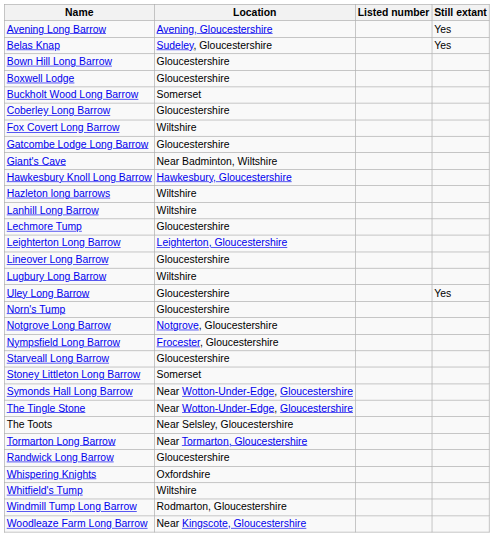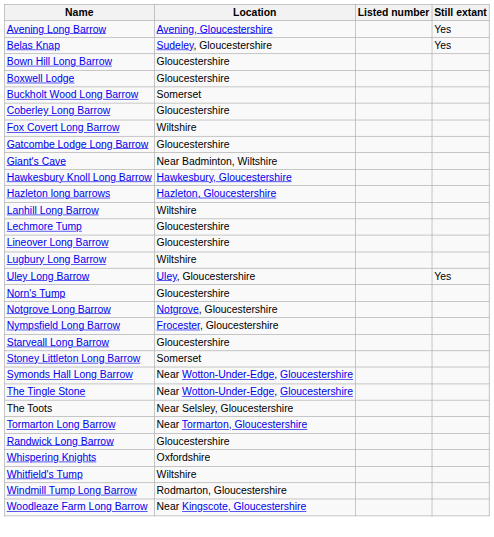(177, 194) Wiltshire -> (216, 194) Hazleton, Gloucestershire
- row: (64, 243)
(193, 293) Gloucestershire -> (206, 276) Uley, Gloucestershire
